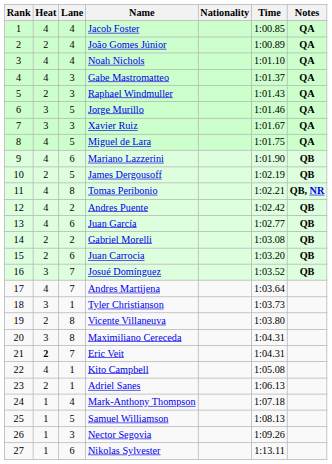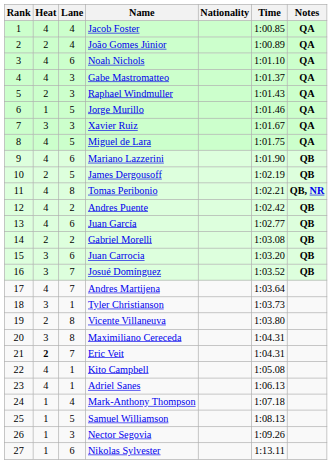(72, 61) 4 -> (72, 61) 6
(46, 110) 3 -> (46, 110) 1
(46, 256) 2 -> (46, 256) 3
(46, 386) 2 -> (46, 386) 4
